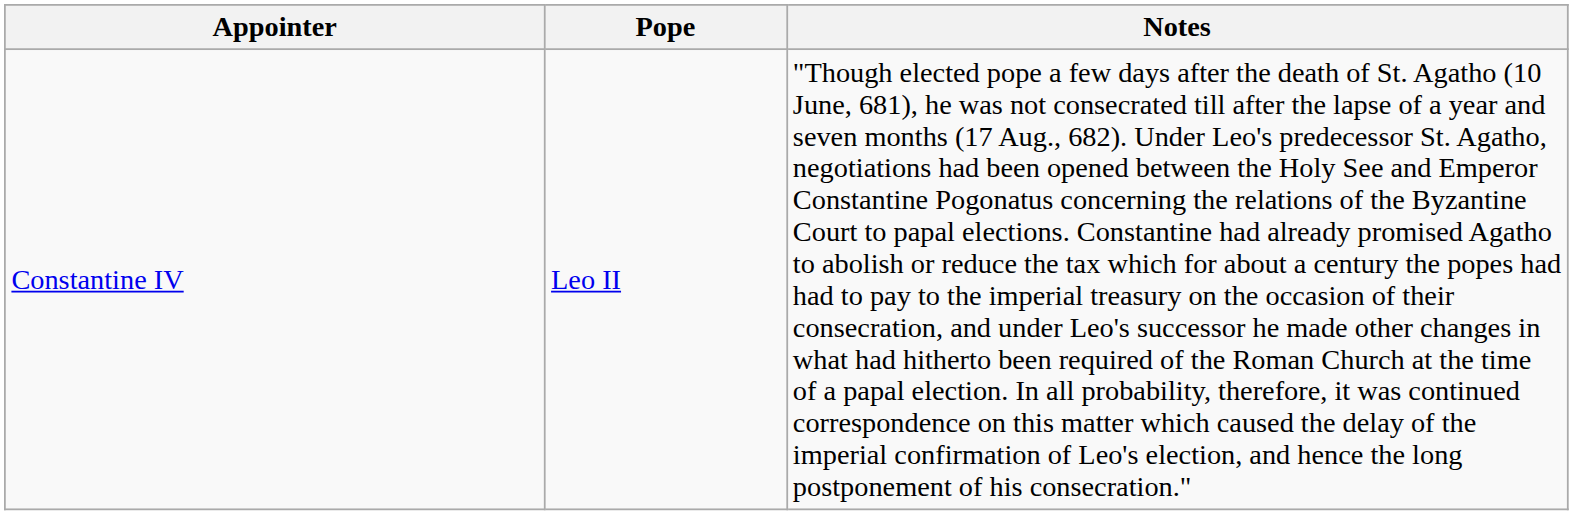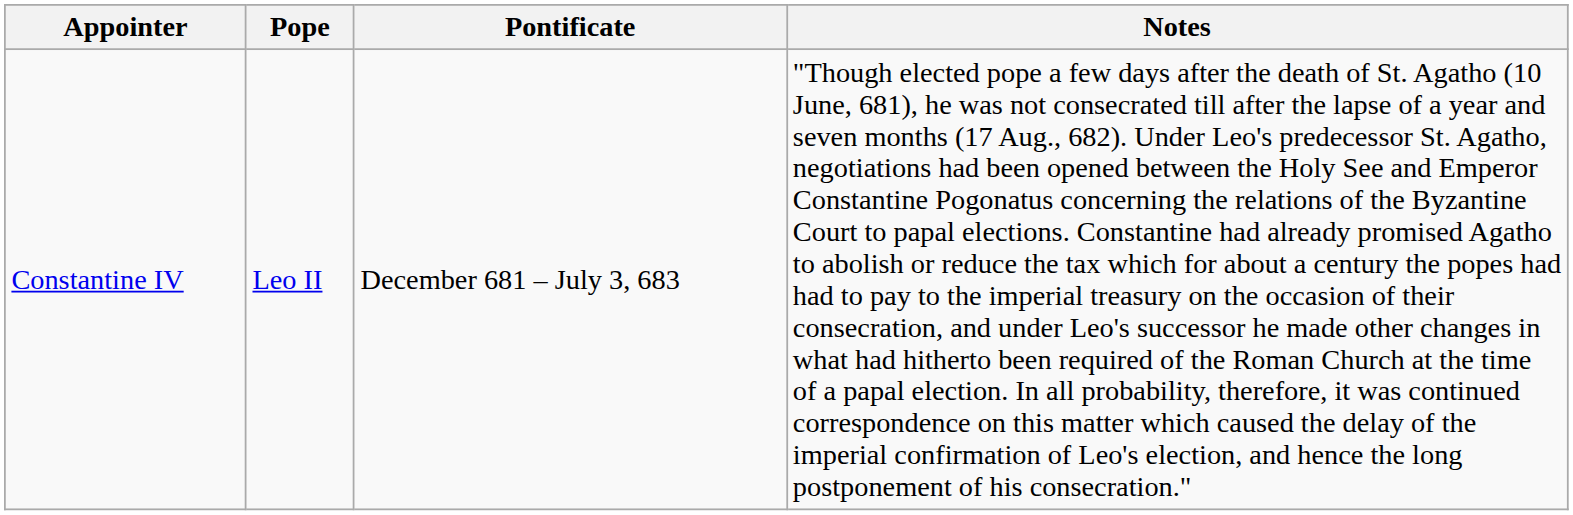+ column: (570, 26)
